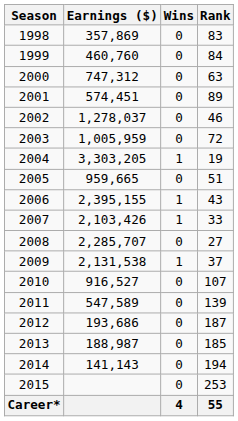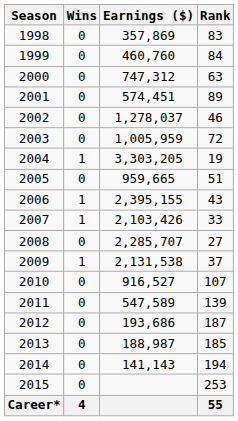columns swapped: (179, 15) <-> (112, 15)
